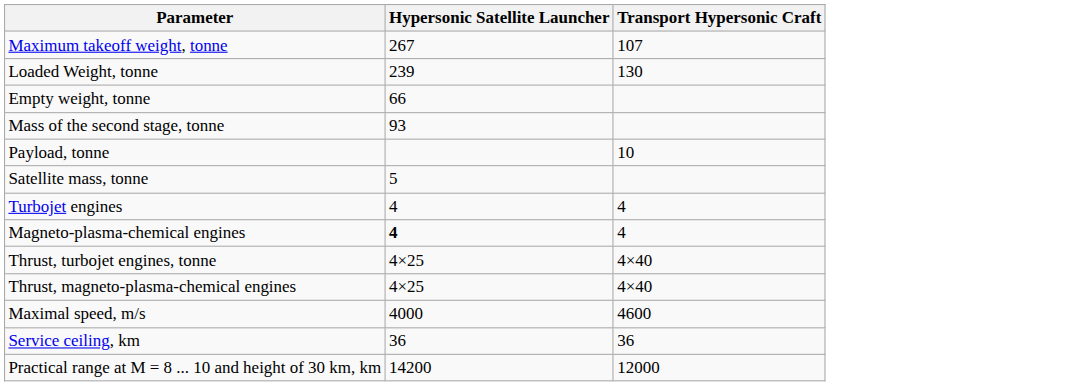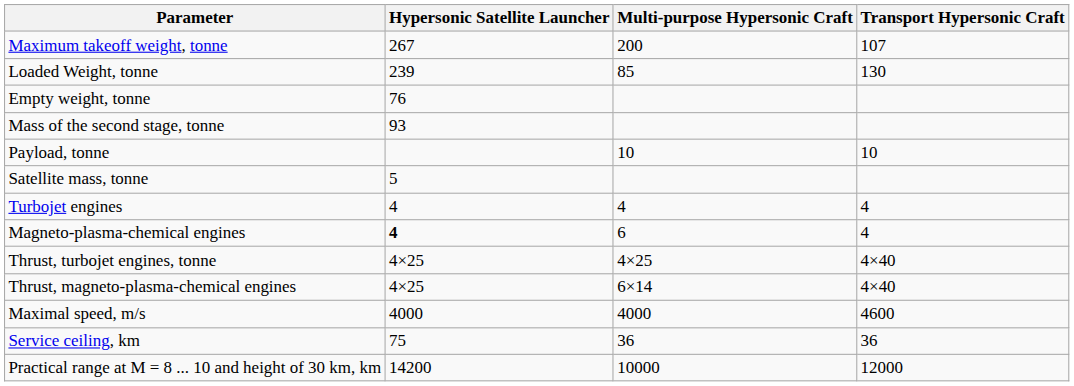+ column: (735, 17)
(397, 98) 66 -> (397, 98) 76
(397, 340) 36 -> (397, 340) 75
